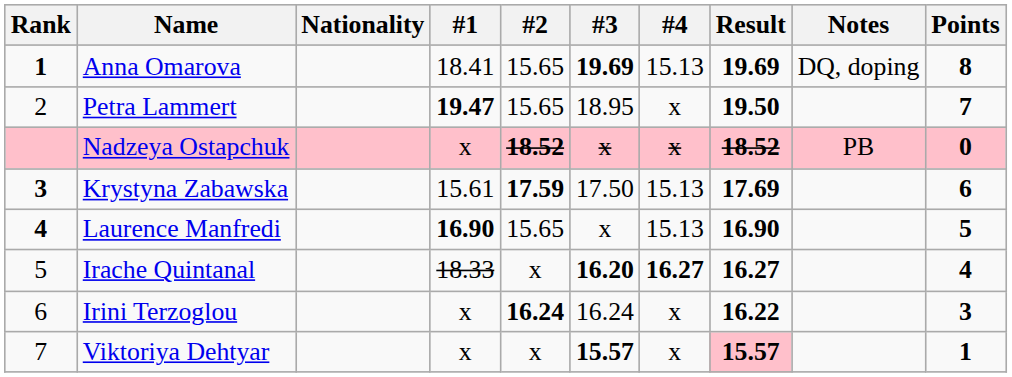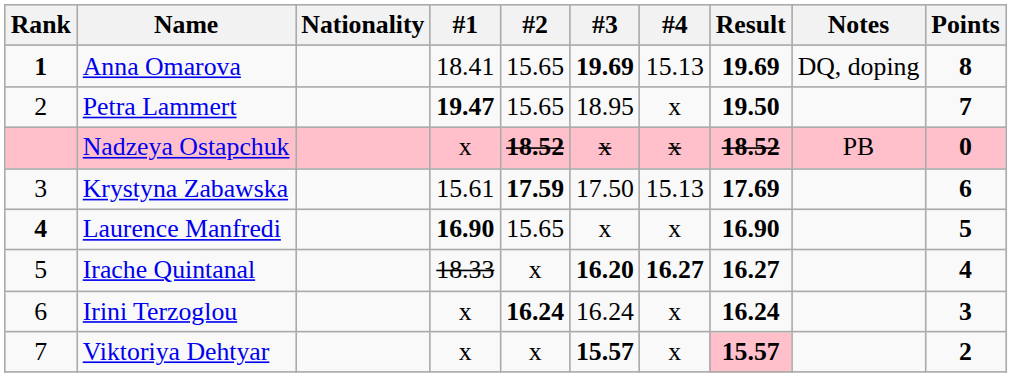(41, 188) bold -> (41, 188) normal
(675, 229) 15.13 -> (675, 229) x
(751, 310) 16.22 -> (751, 310) 16.24
(966, 351) 1 -> (966, 351) 2
